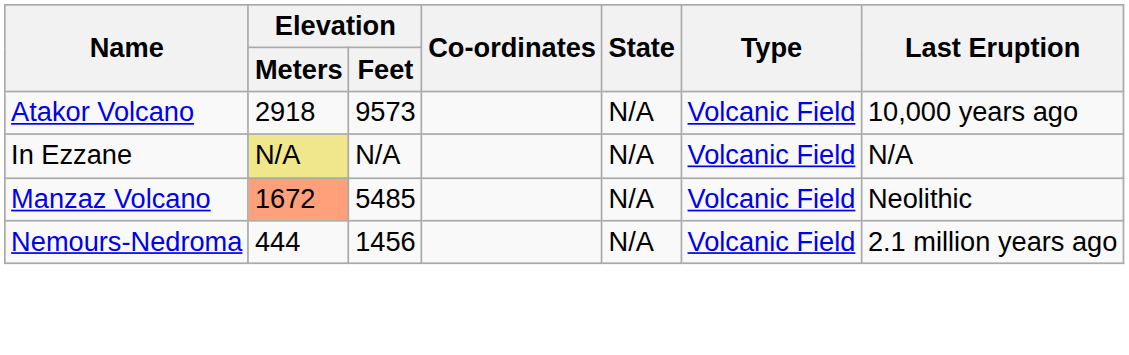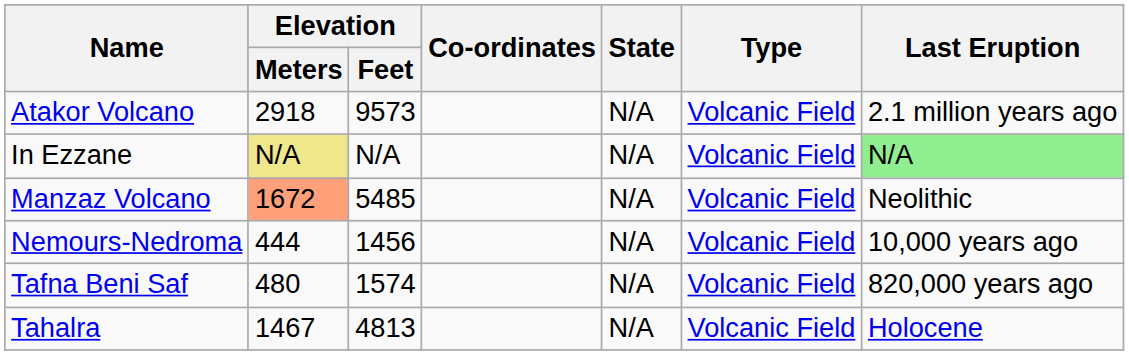(973, 112) 10,000 years ago -> (993, 112) 2.1 million years ago
(891, 155) no background -> (891, 155) lightgreen background
(993, 241) 2.1 million years ago -> (973, 241) 10,000 years ago
+ row: (100, 284)
+ row: (56, 328)
